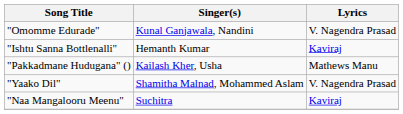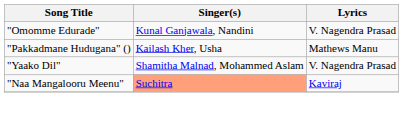- row: (62, 48)
(154, 100) no background -> (154, 83) lightsalmon background
